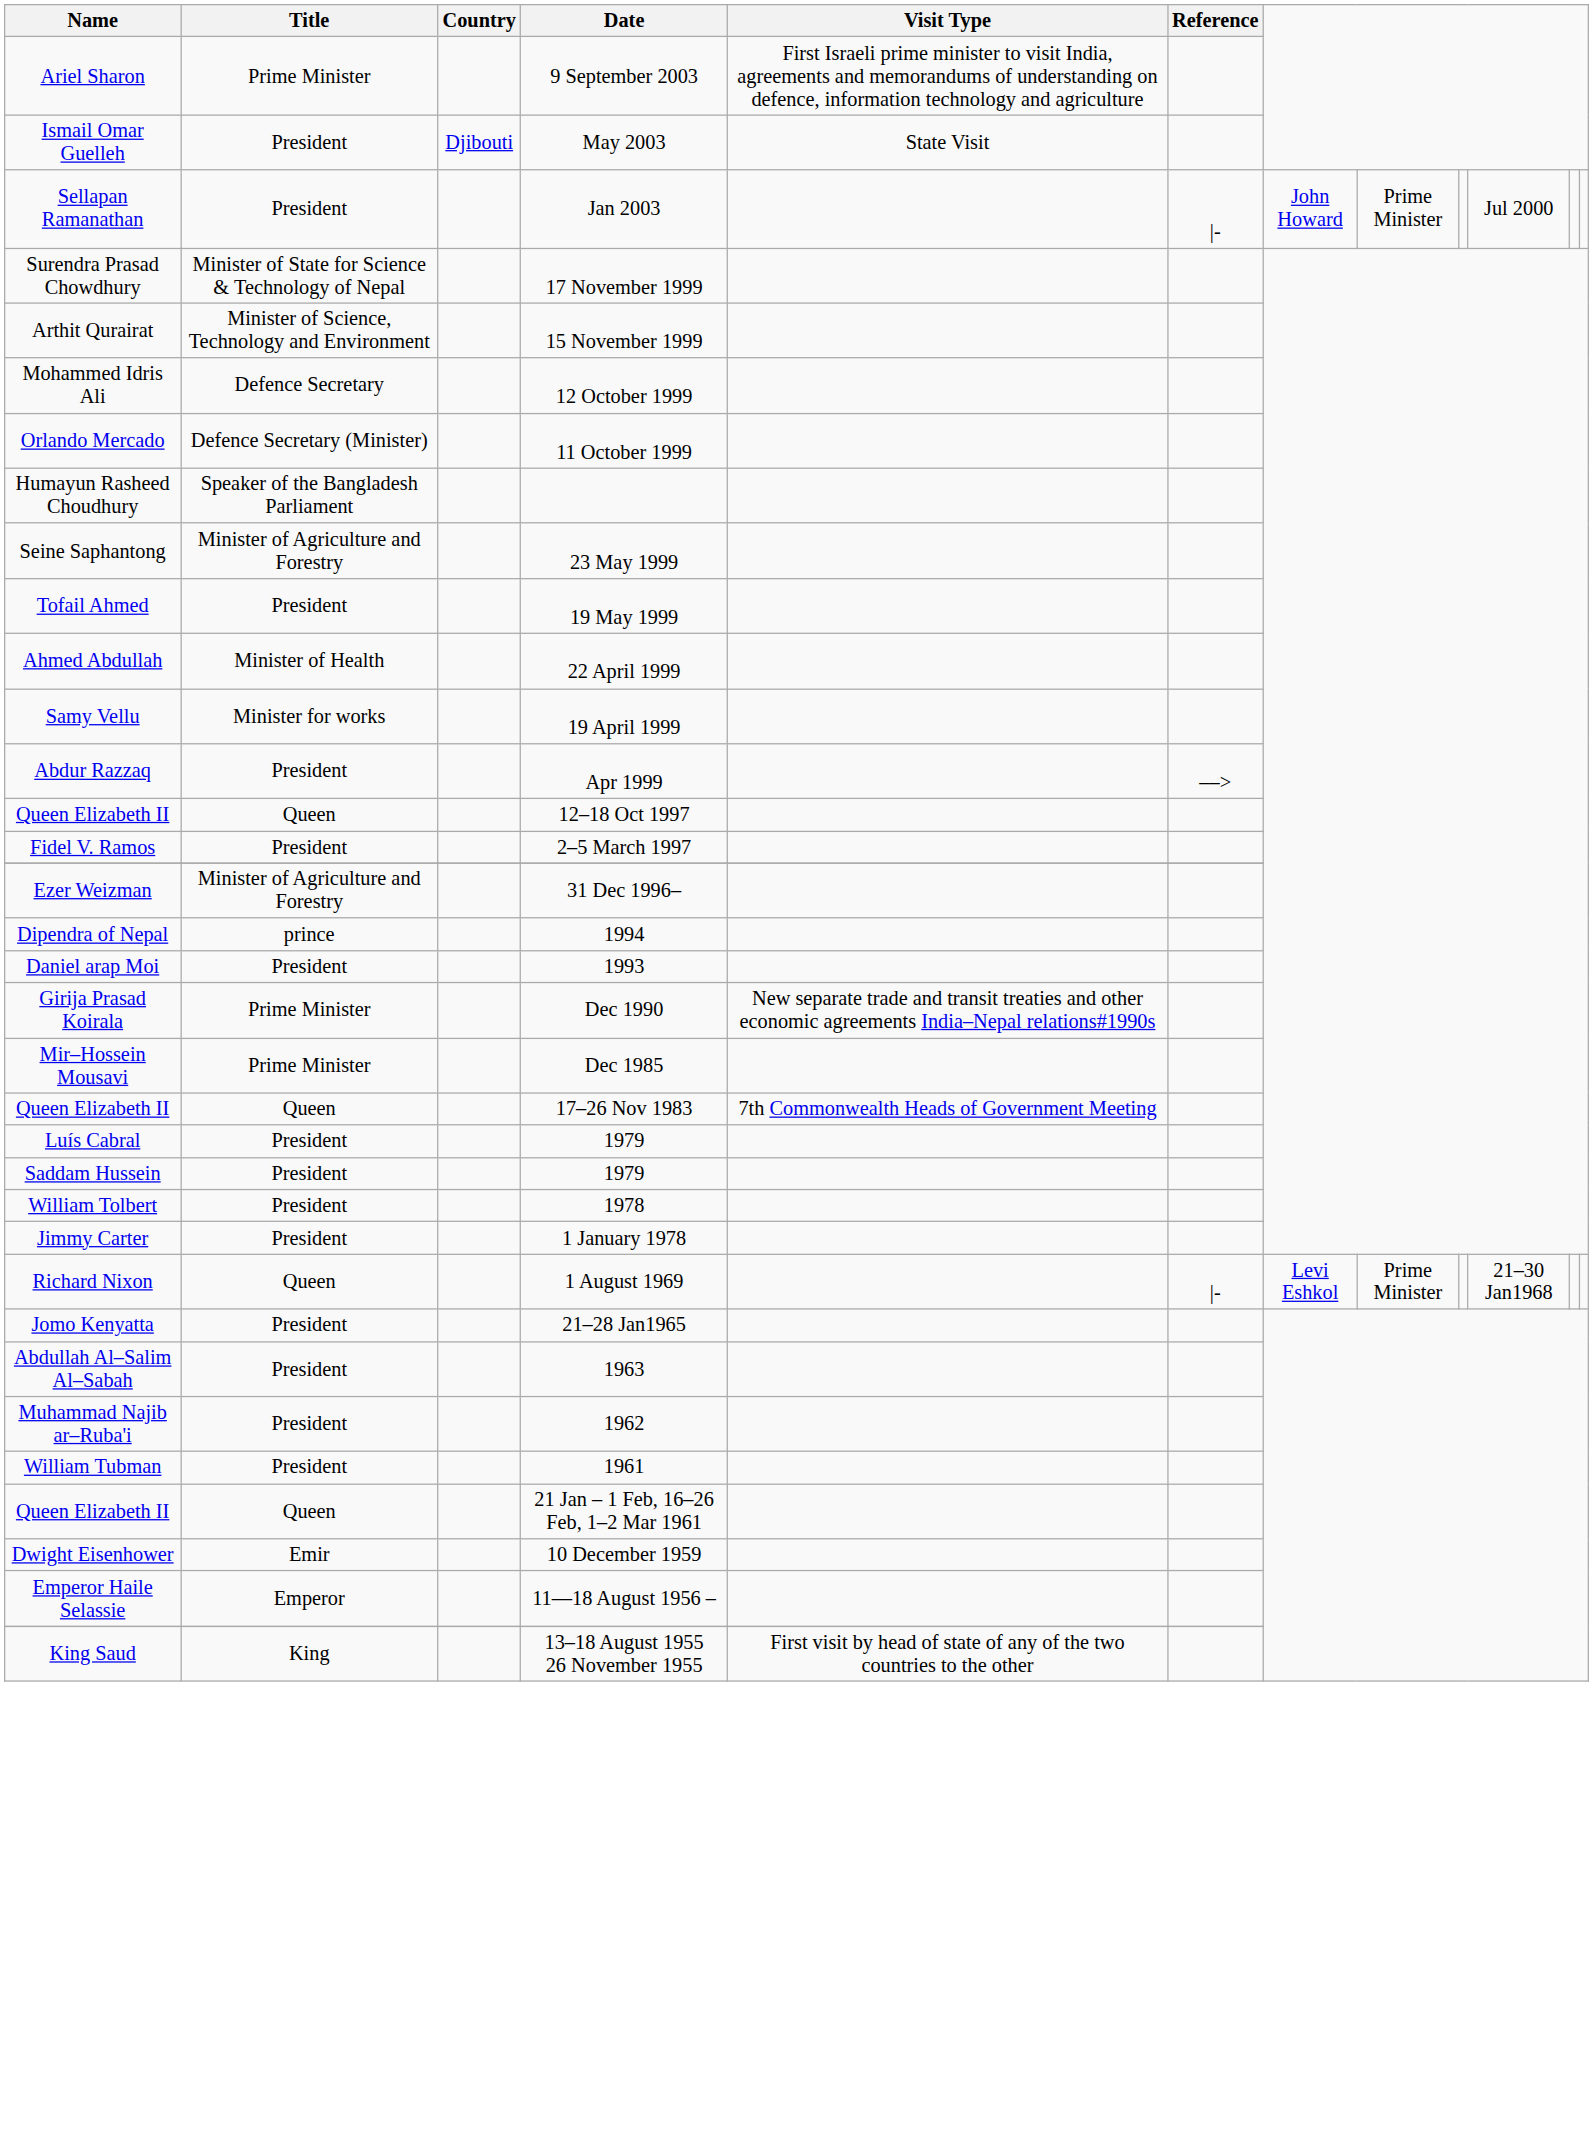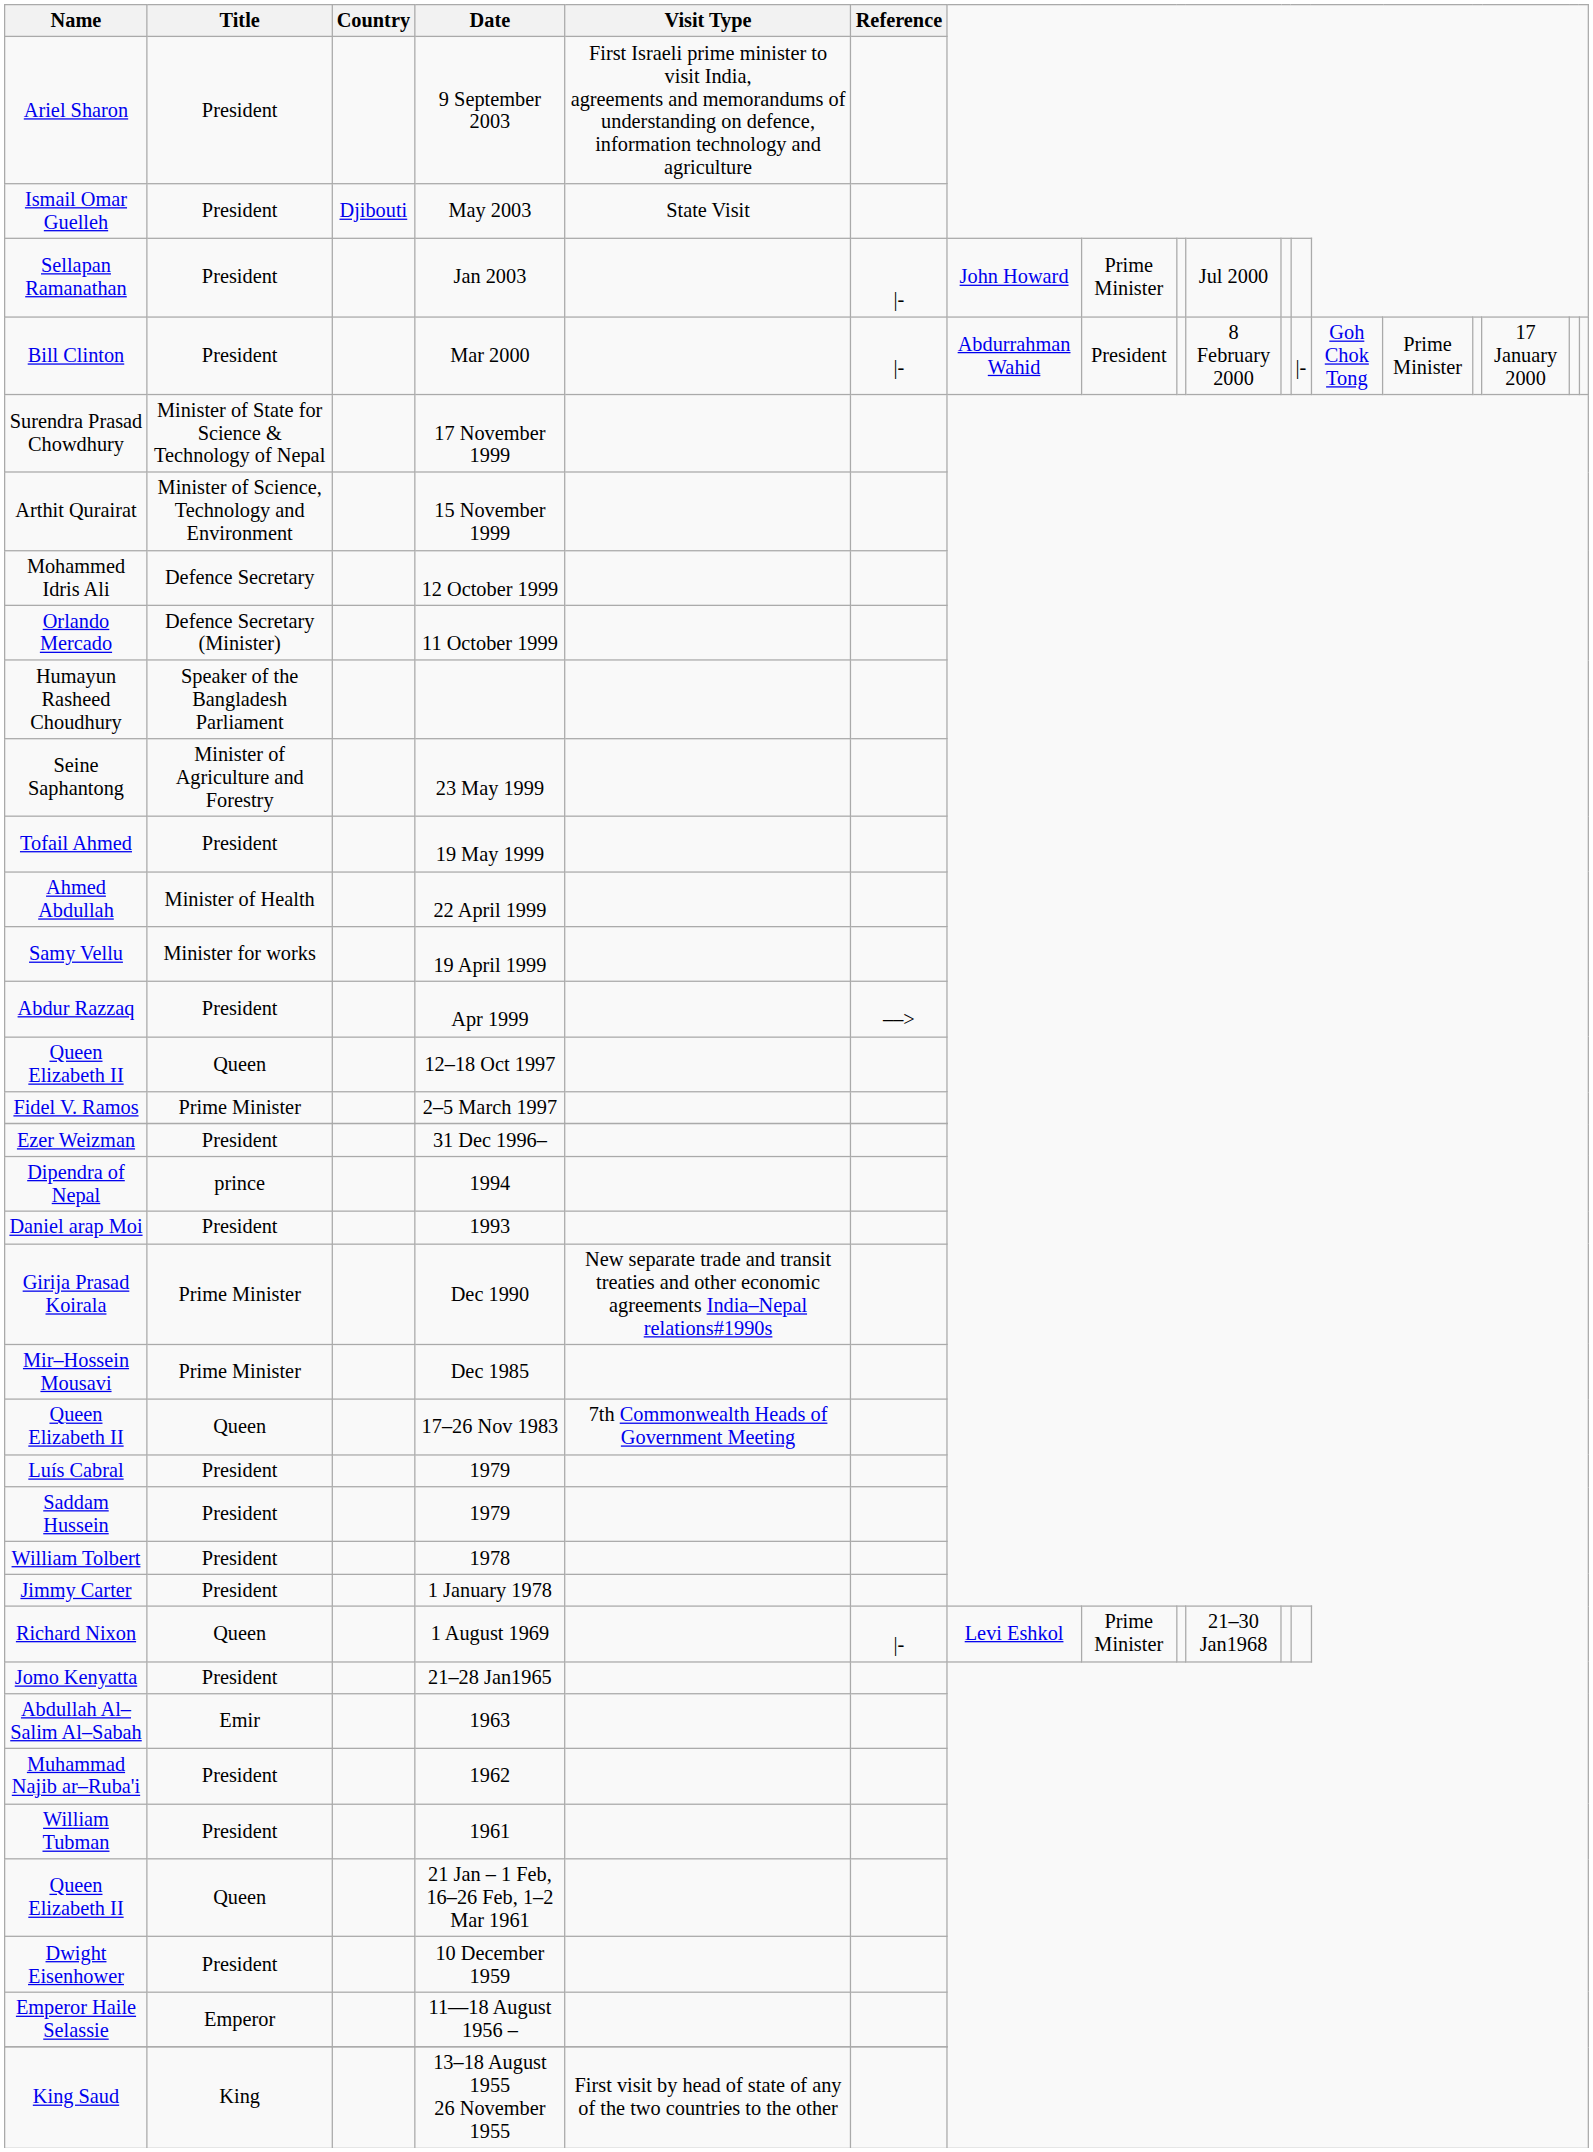(309, 75) Prime Minister -> (240, 109) President
+ row: (76, 355)
(309, 846) President -> (240, 1107) Prime Minister
(309, 890) Minister of Agriculture and Forestry -> (240, 1139) President
(309, 1368) President -> (240, 1720) Emir
(309, 1554) Emir -> (240, 1964) President
